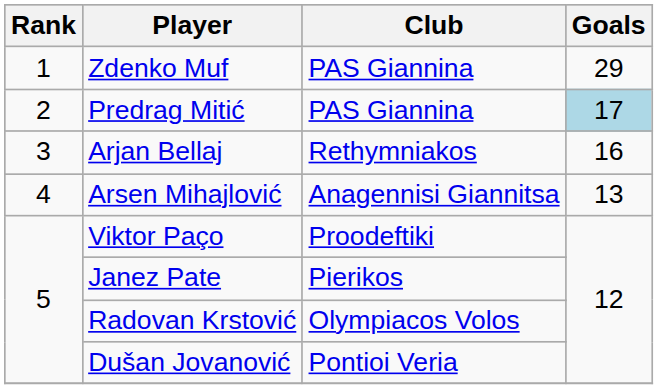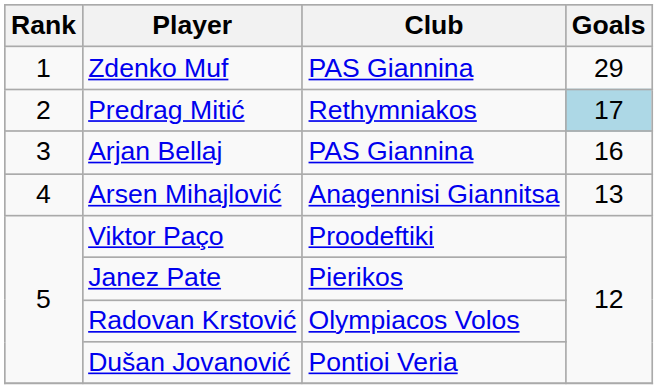(391, 109) PAS Giannina -> (393, 109) Rethymniakos
(393, 151) Rethymniakos -> (391, 151) PAS Giannina
